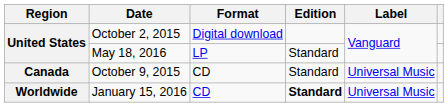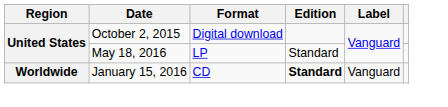- row: (136, 72)
(391, 92) Universal Music -> (374, 72) Vanguard
